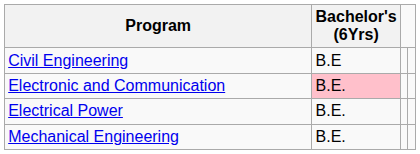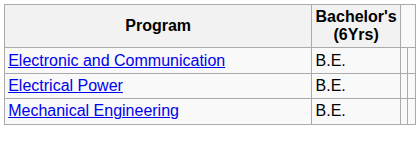- row: (68, 60)
(331, 85) pink background -> (331, 60) no background
